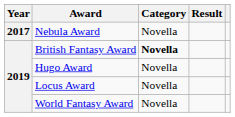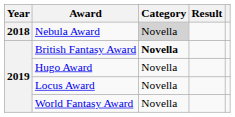(18, 31) 2017 -> (18, 31) 2018
(159, 31) no background -> (159, 31) lightgrey background
